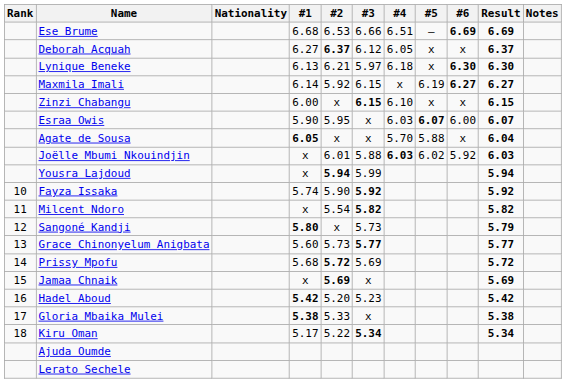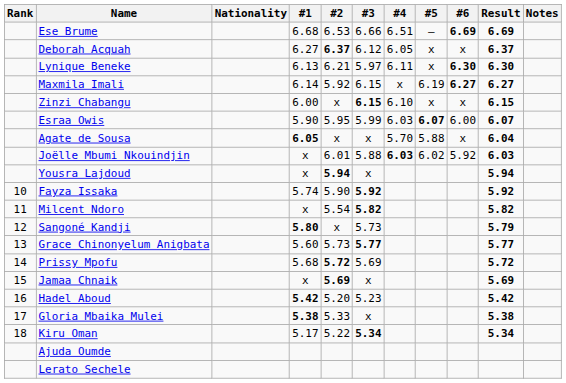(400, 67) 6.18 -> (400, 67) 6.11
(368, 120) x -> (368, 120) 5.99
(368, 173) 5.99 -> (368, 173) x
